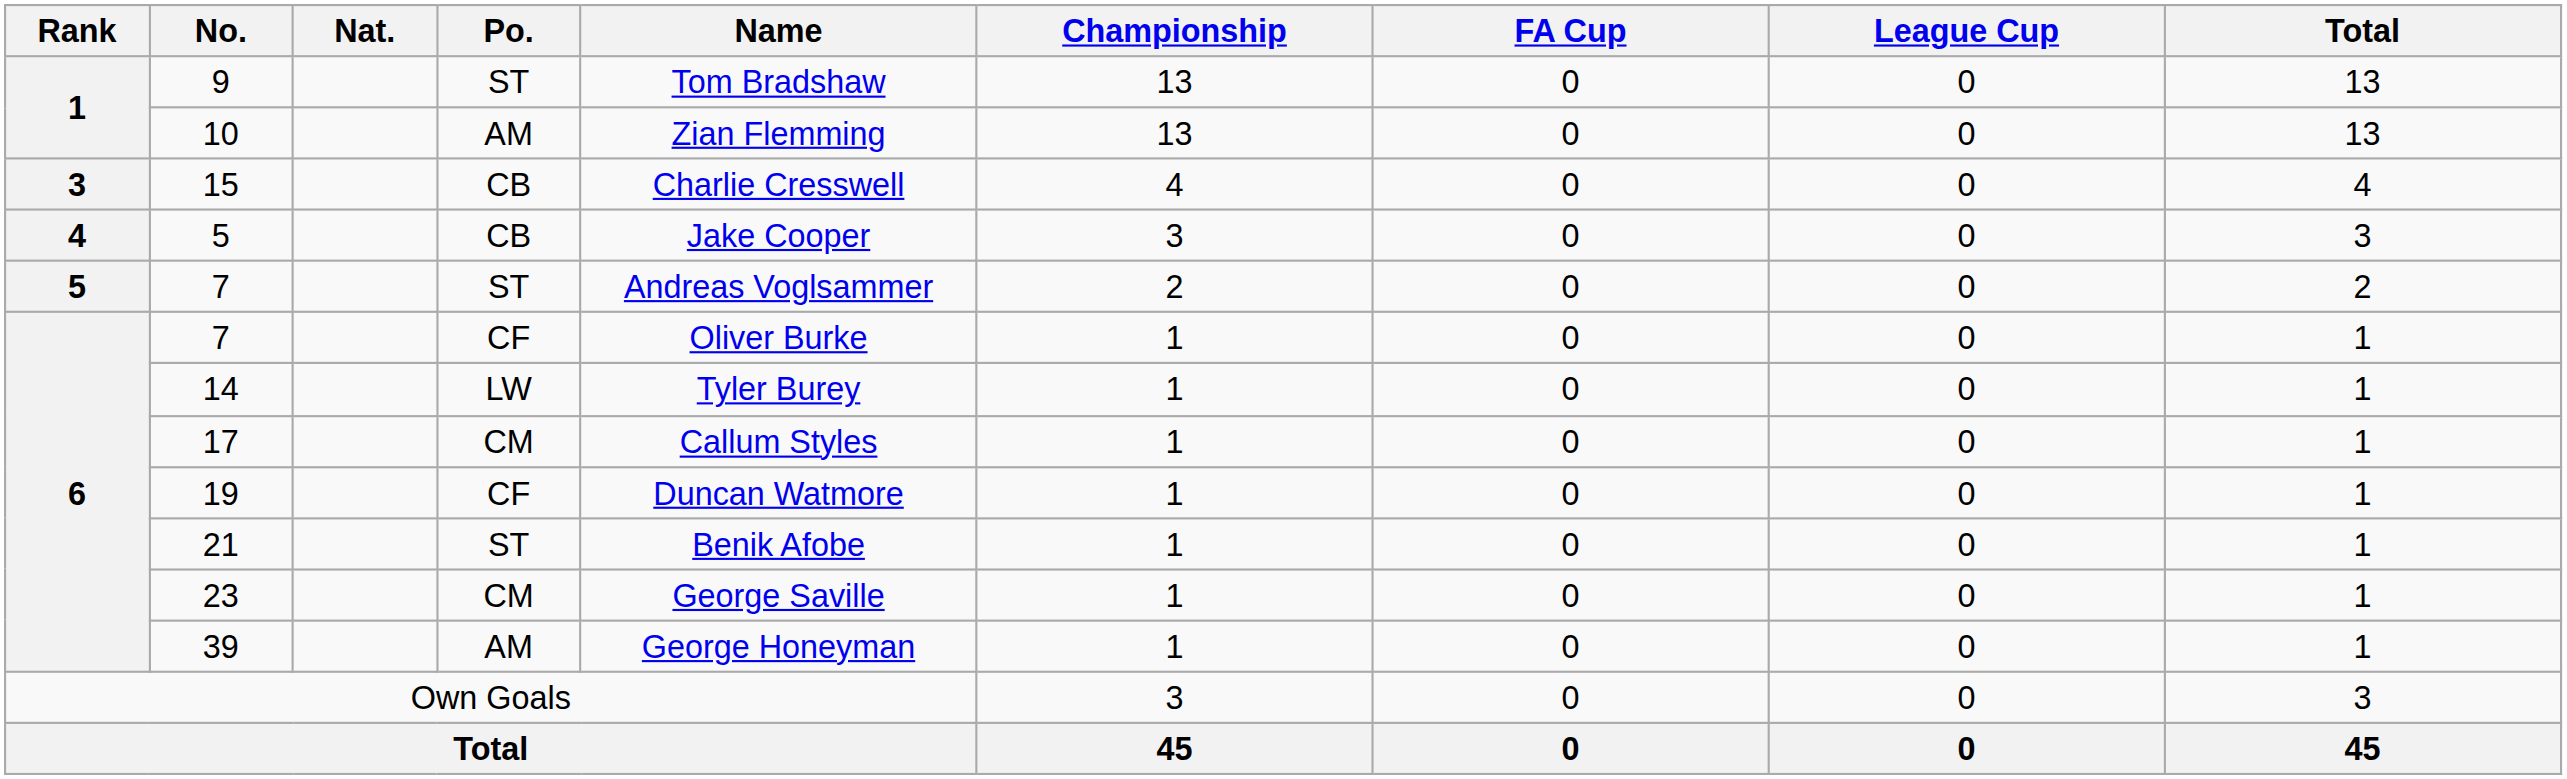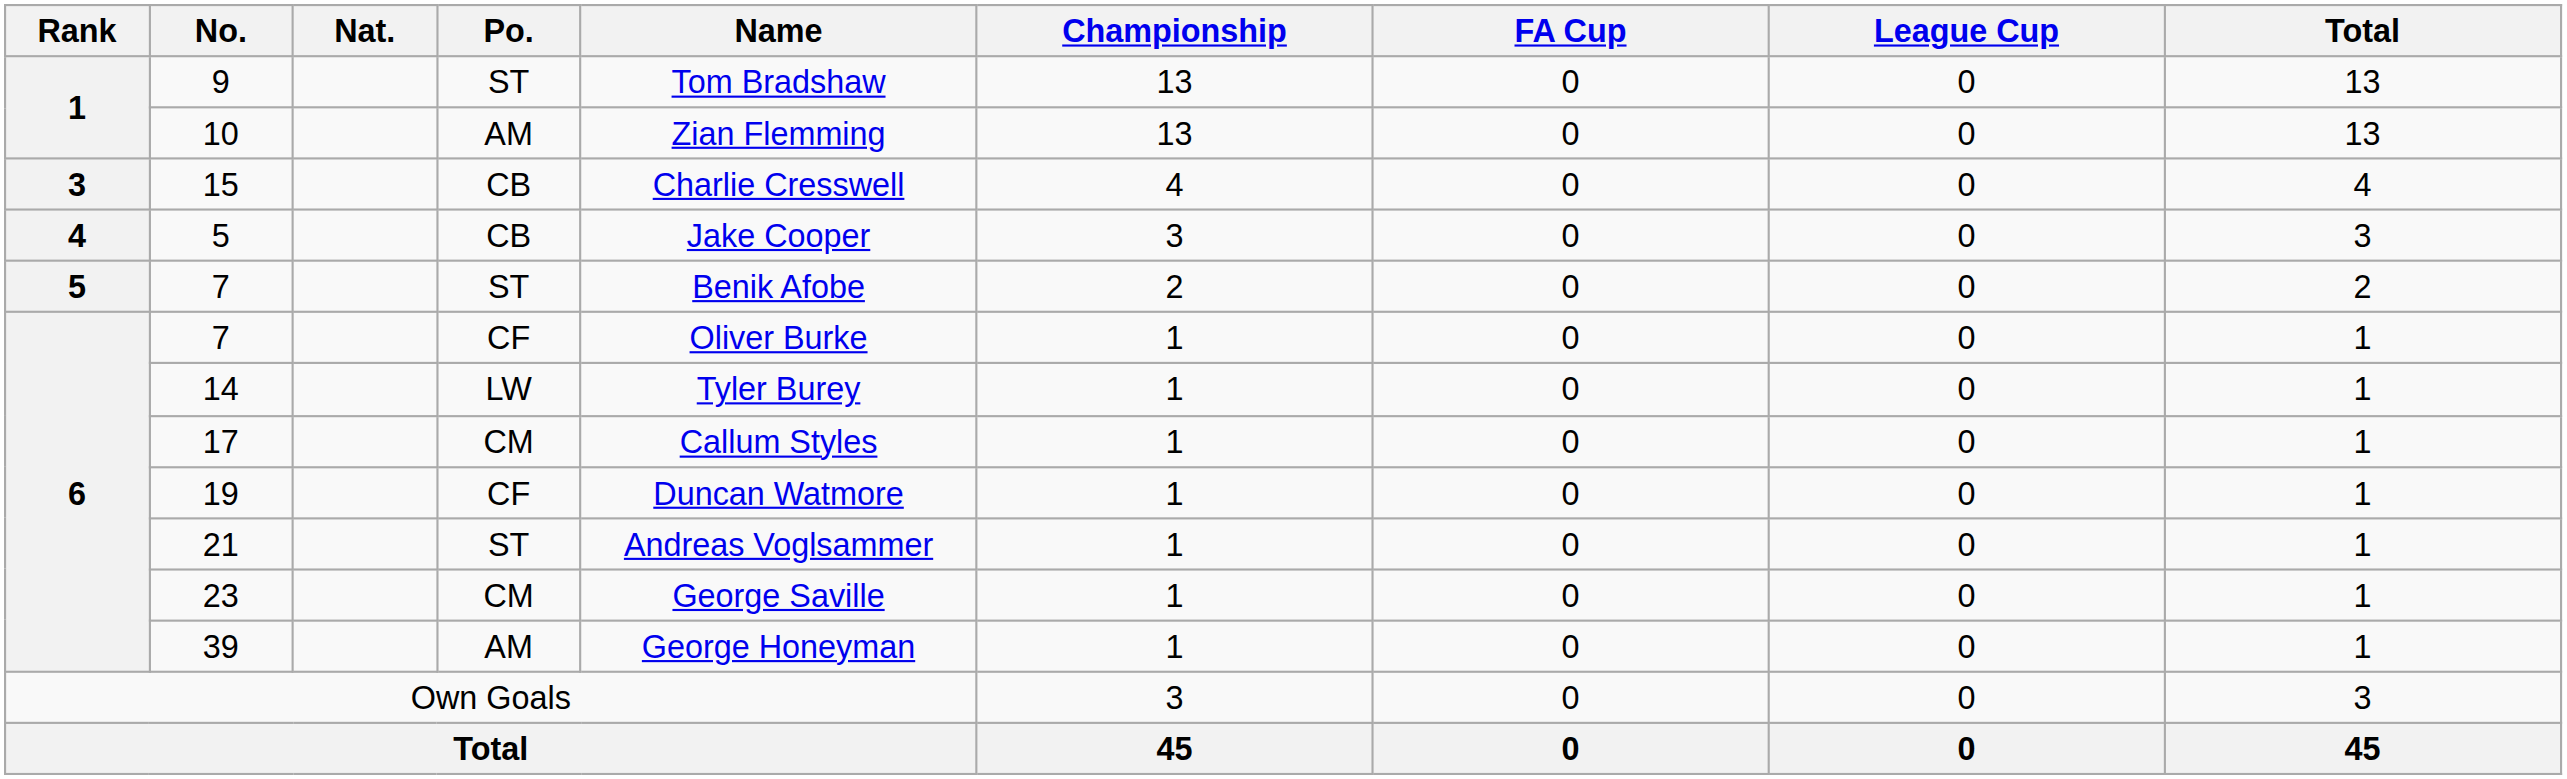(779, 287) Andreas Voglsammer -> (779, 287) Benik Afobe
(779, 543) Benik Afobe -> (779, 543) Andreas Voglsammer
